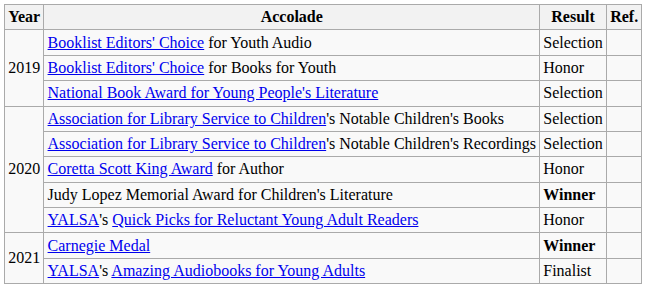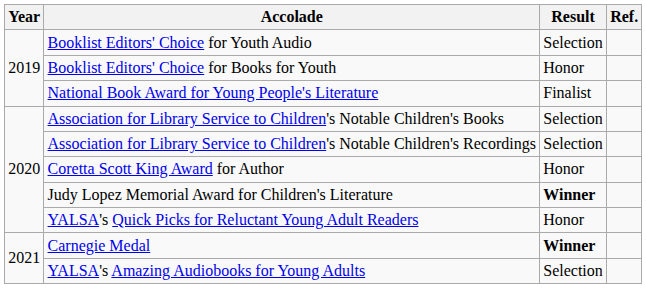(573, 93) Selection -> (567, 93) Finalist
(567, 270) Finalist -> (573, 270) Selection
